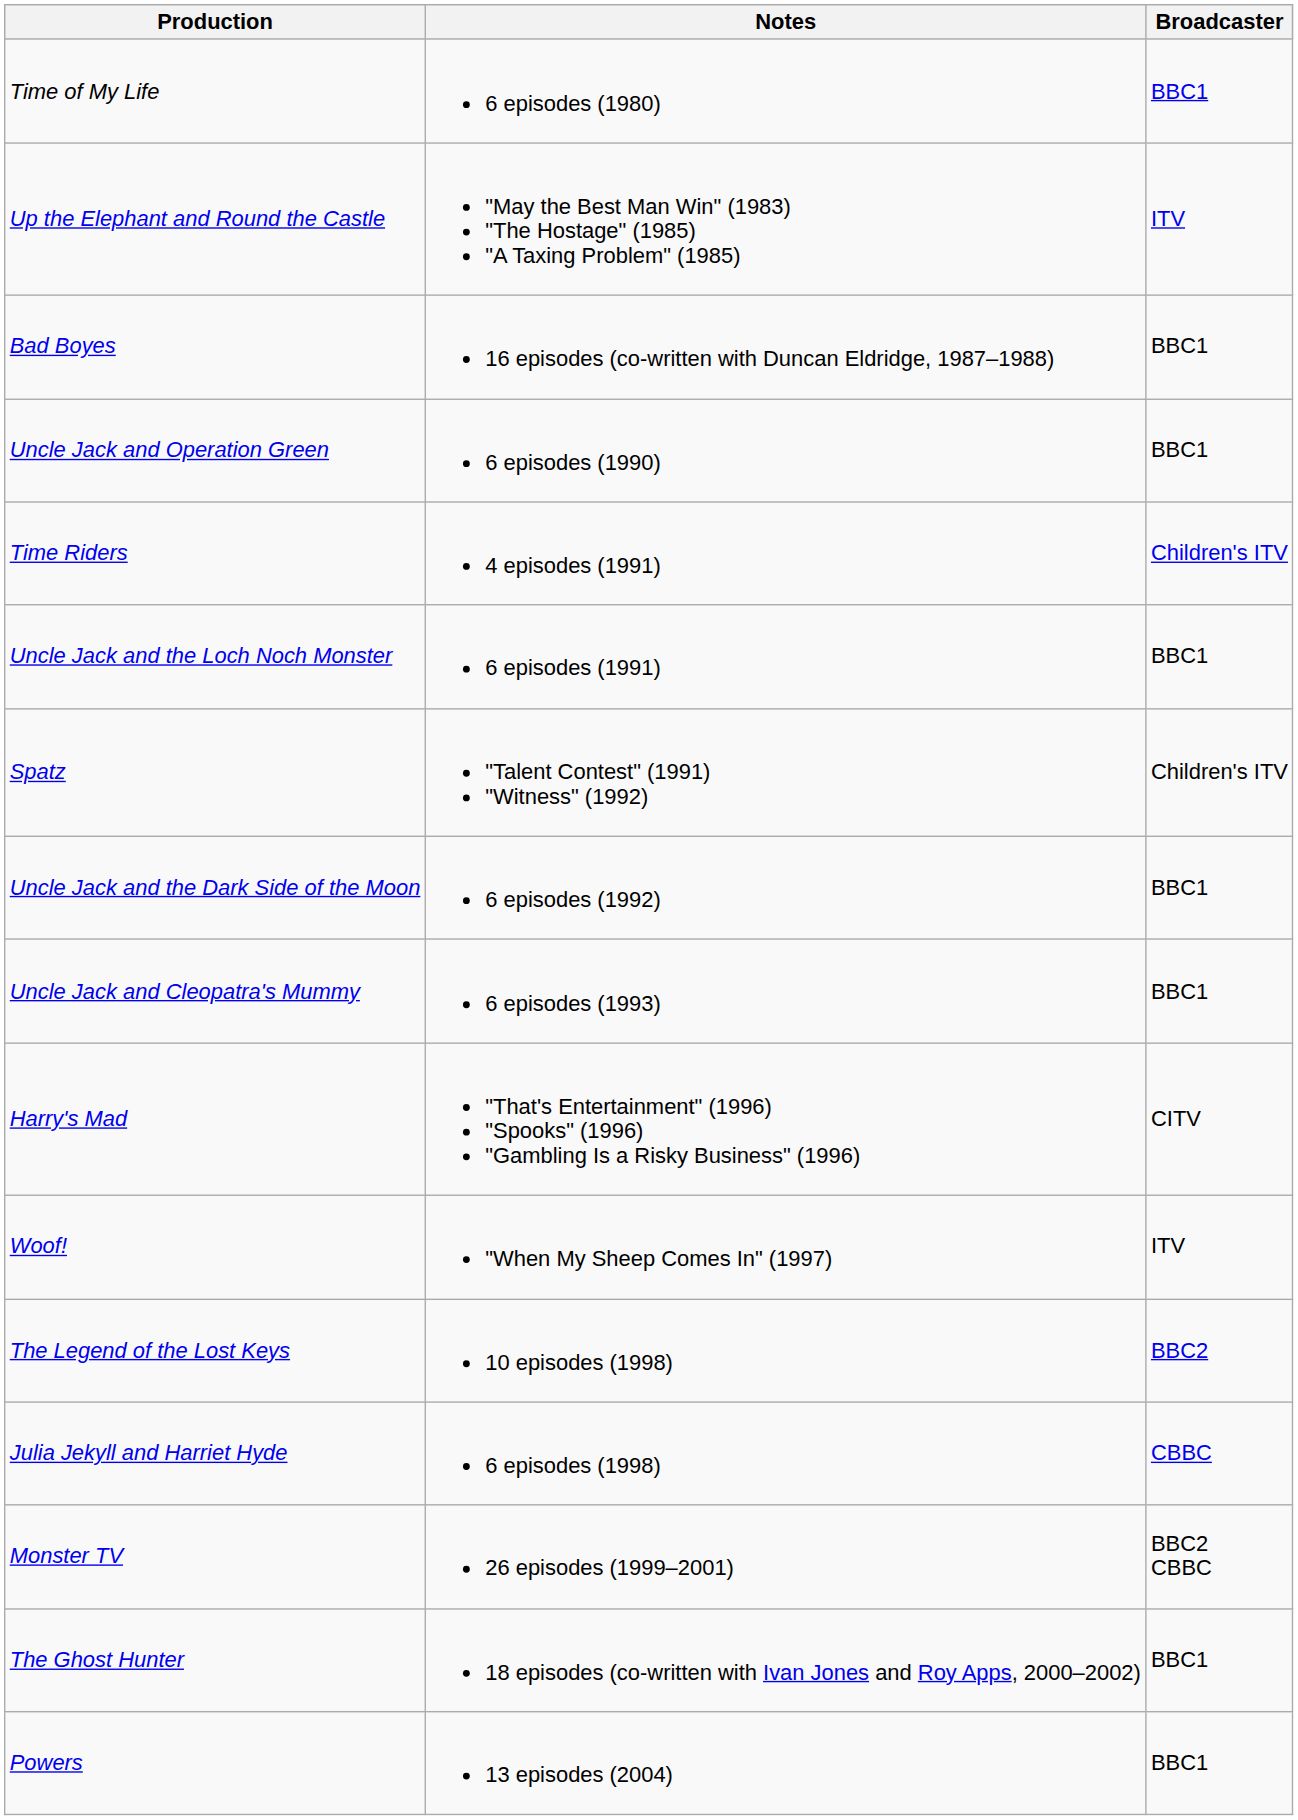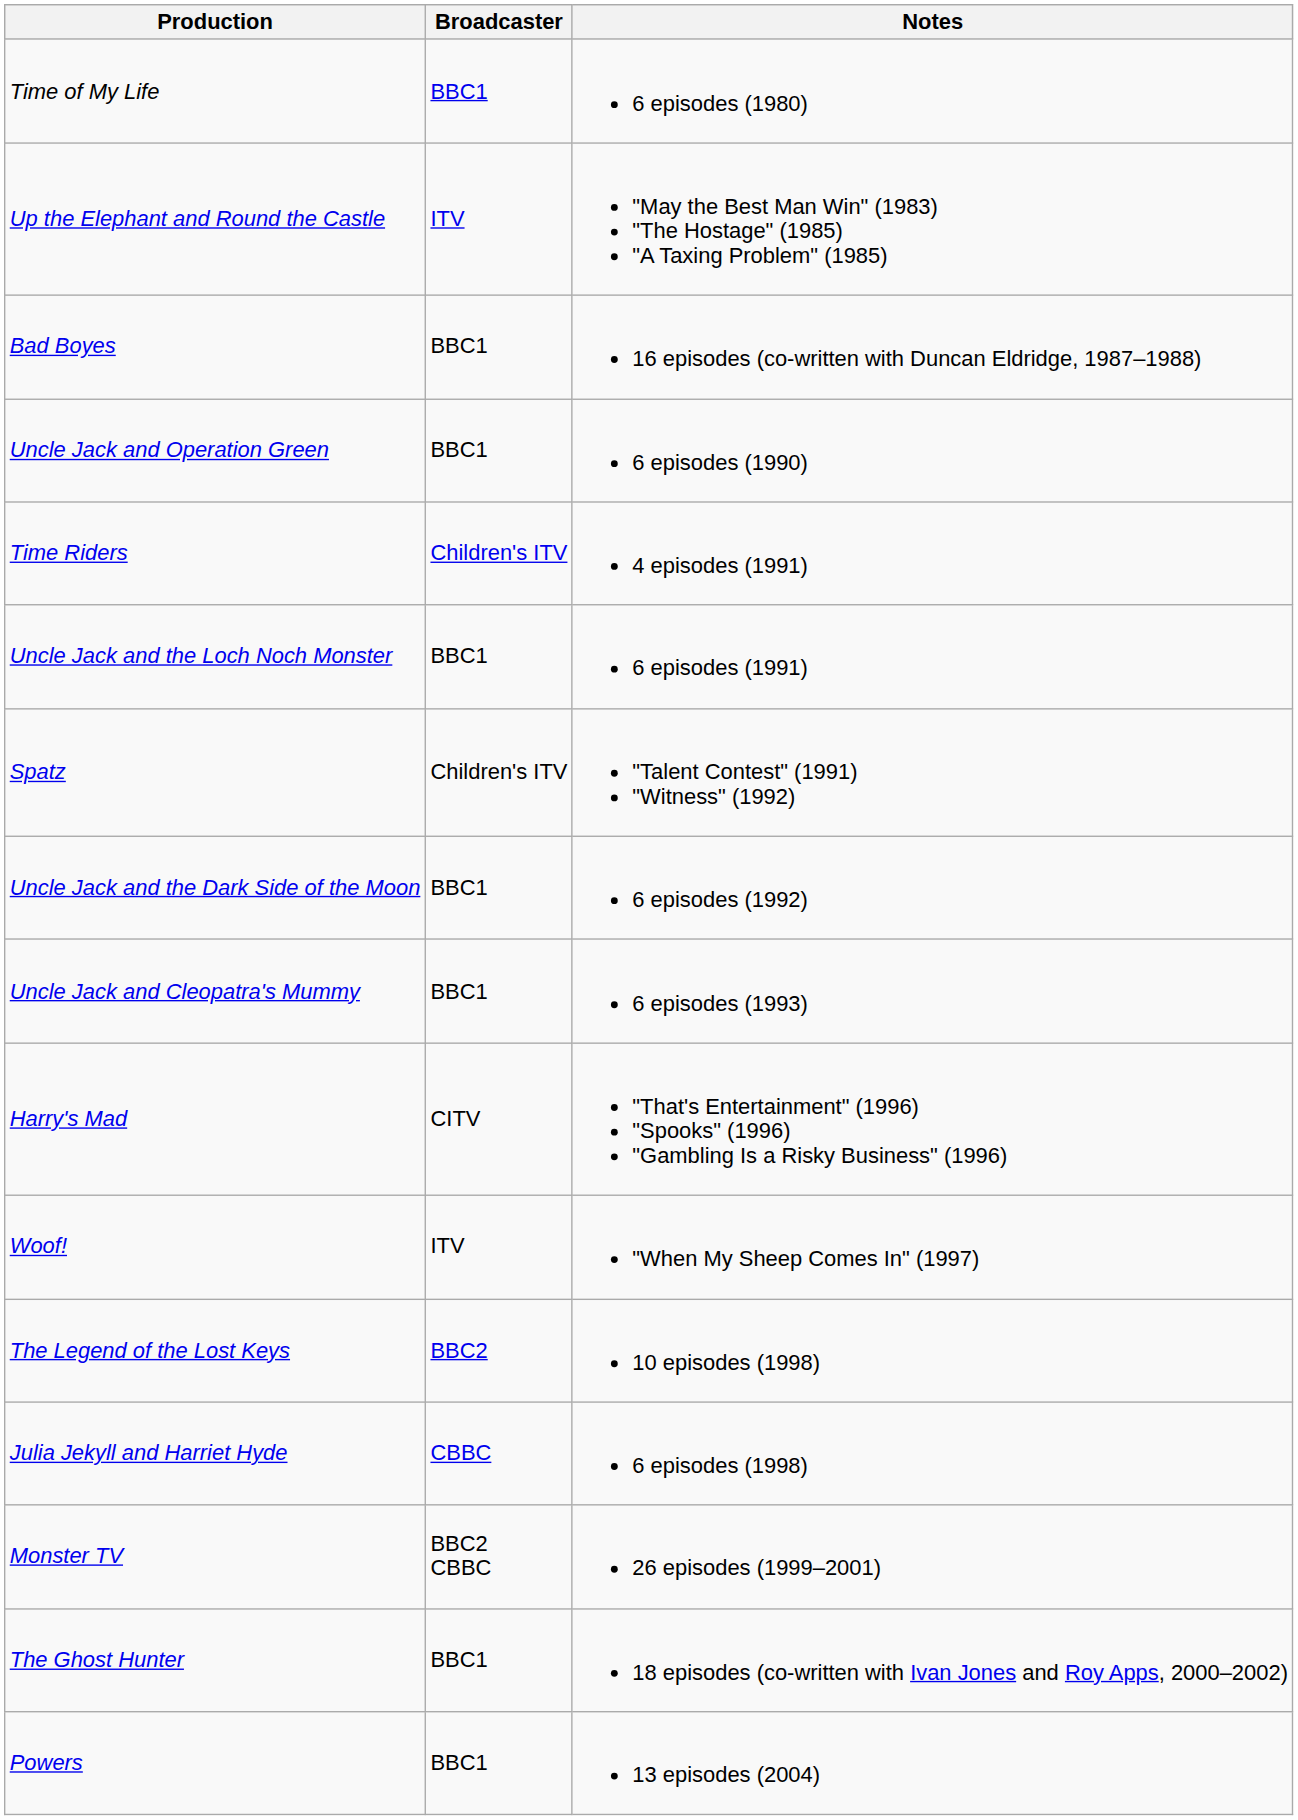columns swapped: (786, 21) <-> (1219, 21)
